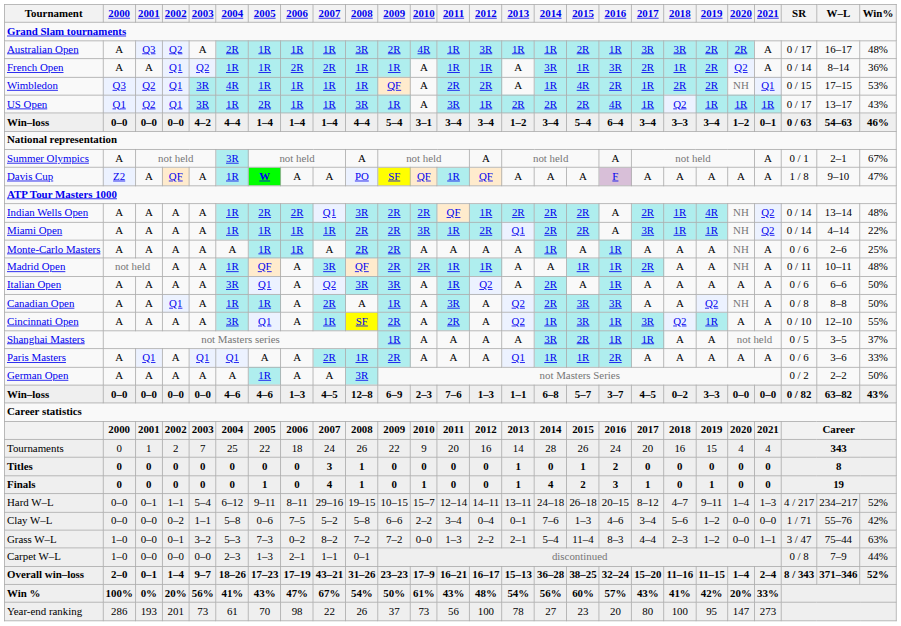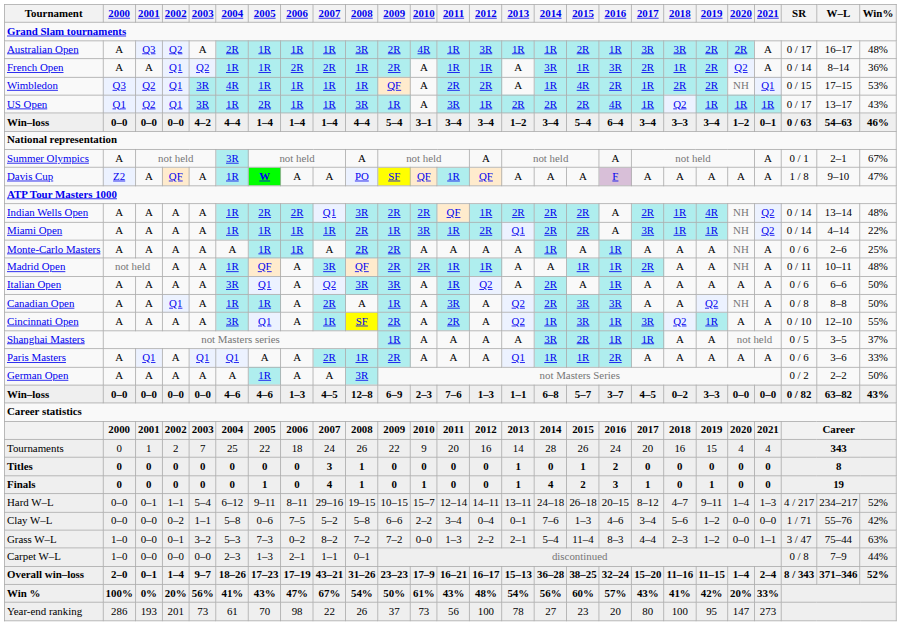(394, 68) 1R -> (394, 68) 2R
(394, 231) 2R -> (394, 231) 1R
